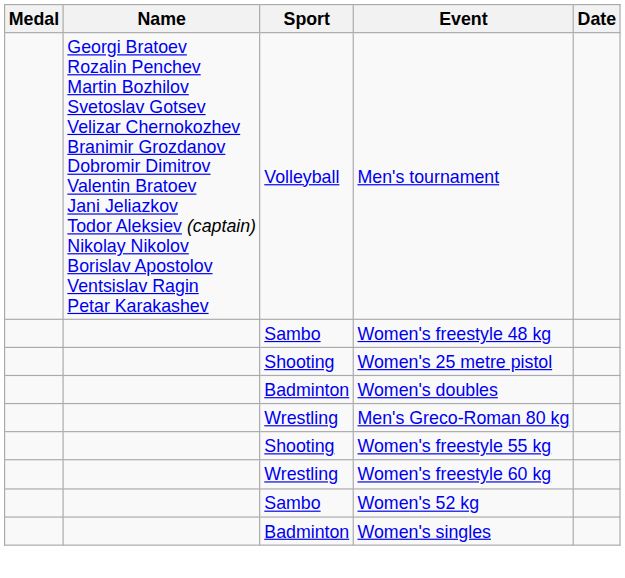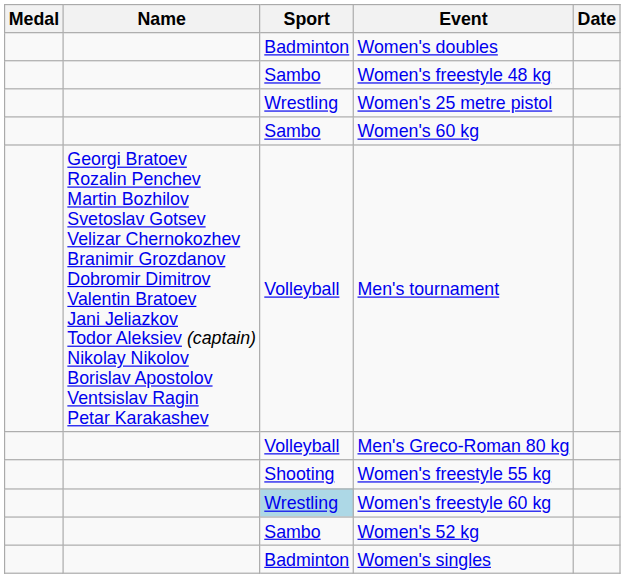rows swapped: (428, 390) <-> (428, 176)
(299, 362) Shooting -> (301, 103) Wrestling
+ row: (418, 131)
(301, 418) Wrestling -> (302, 446) Volleyball
(301, 474) no background -> (301, 503) lightblue background
